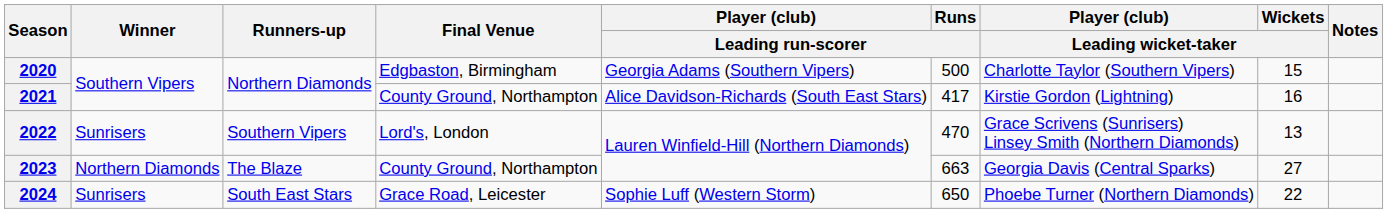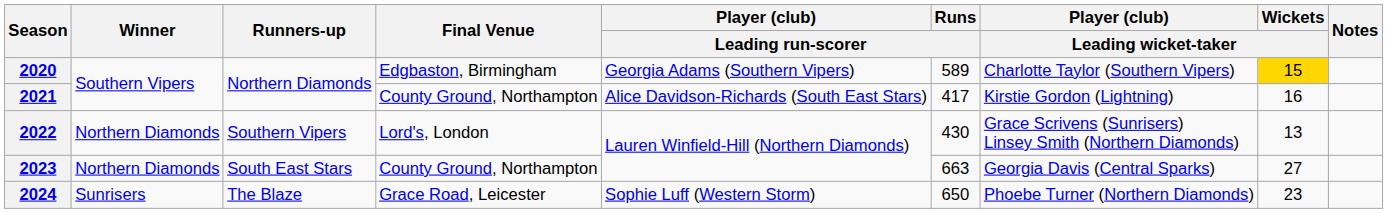(955, 70) 500 -> (955, 70) 589
(1293, 70) no background -> (1293, 70) gold background
(110, 132) Sunrisers -> (147, 132) Northern Diamonds
(955, 132) 470 -> (955, 132) 430
(265, 168) The Blaze -> (290, 168) South East Stars
(290, 194) South East Stars -> (265, 194) The Blaze
(1293, 194) 22 -> (1293, 194) 23
